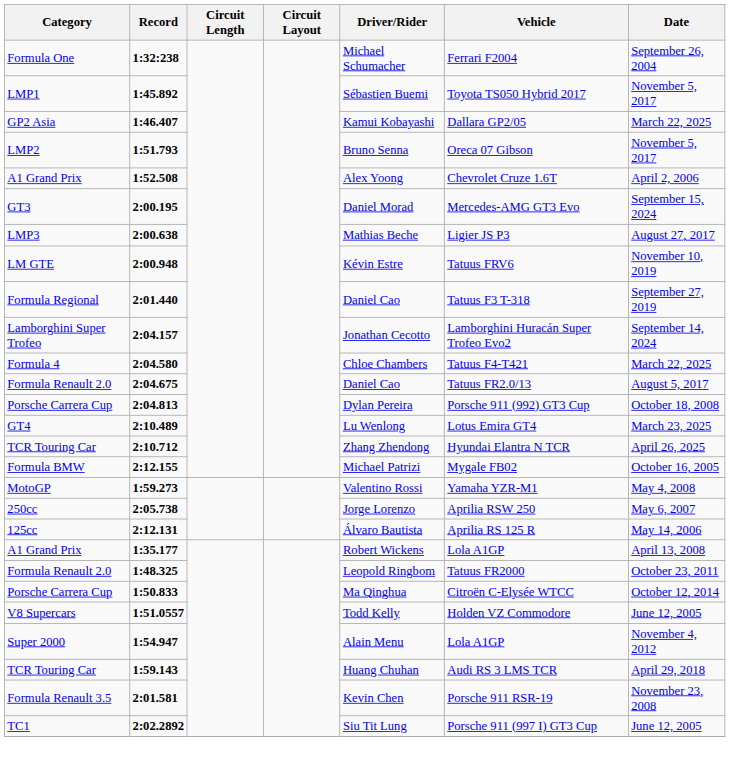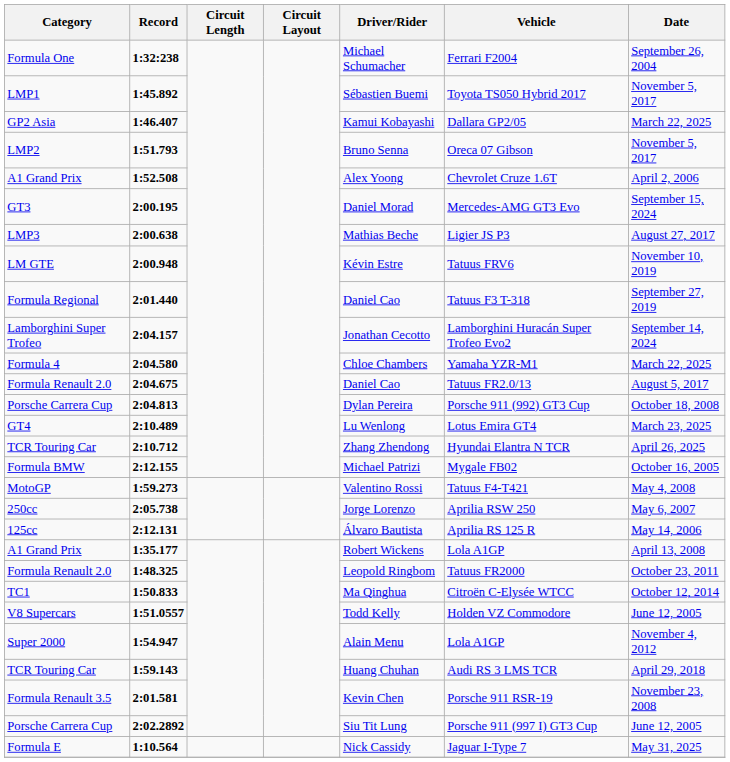(488, 363) Tatuus F4-T421 -> (492, 363) Yamaha YZR-M1
(492, 488) Yamaha YZR-M1 -> (488, 488) Tatuus F4-T421
(60, 592) Porsche Carrera Cup -> (19, 592) TC1
(19, 726) TC1 -> (60, 726) Porsche Carrera Cup
+ row: (155, 746)
